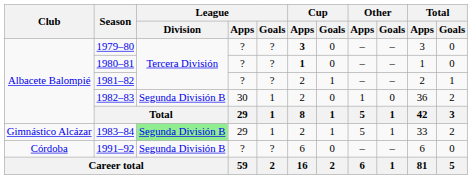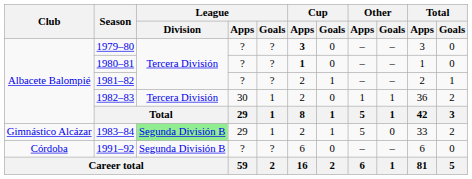(182, 98) Segunda División B -> (182, 98) Tercera División
(392, 98) 0 -> (392, 98) 1
(392, 132) 1 -> (392, 132) 0
